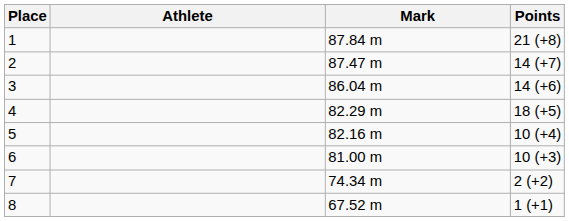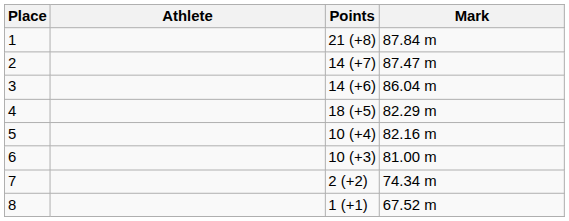columns swapped: (418, 16) <-> (538, 16)
